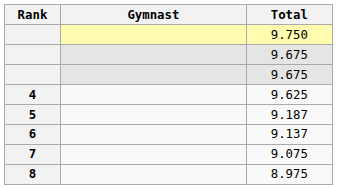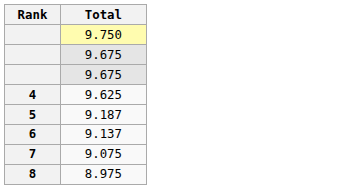- column: (153, 15)
